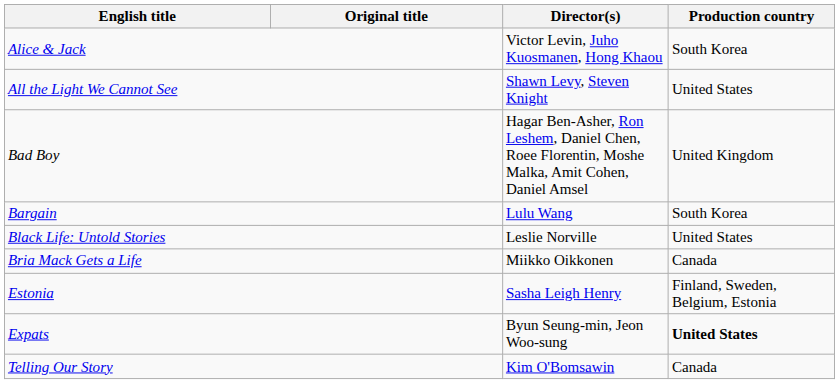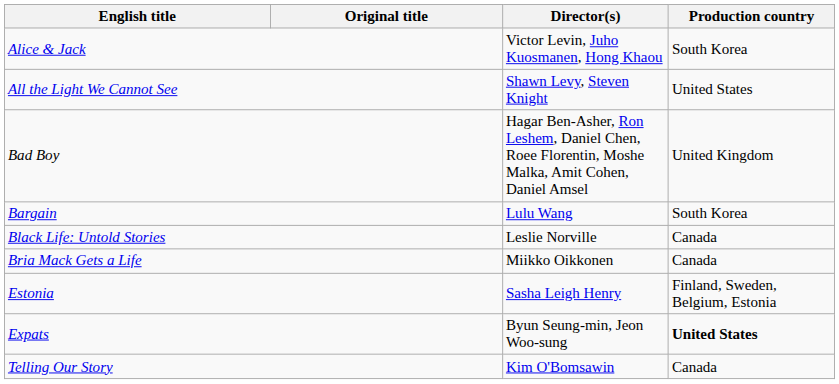(712, 237) United States -> (694, 237) Canada
